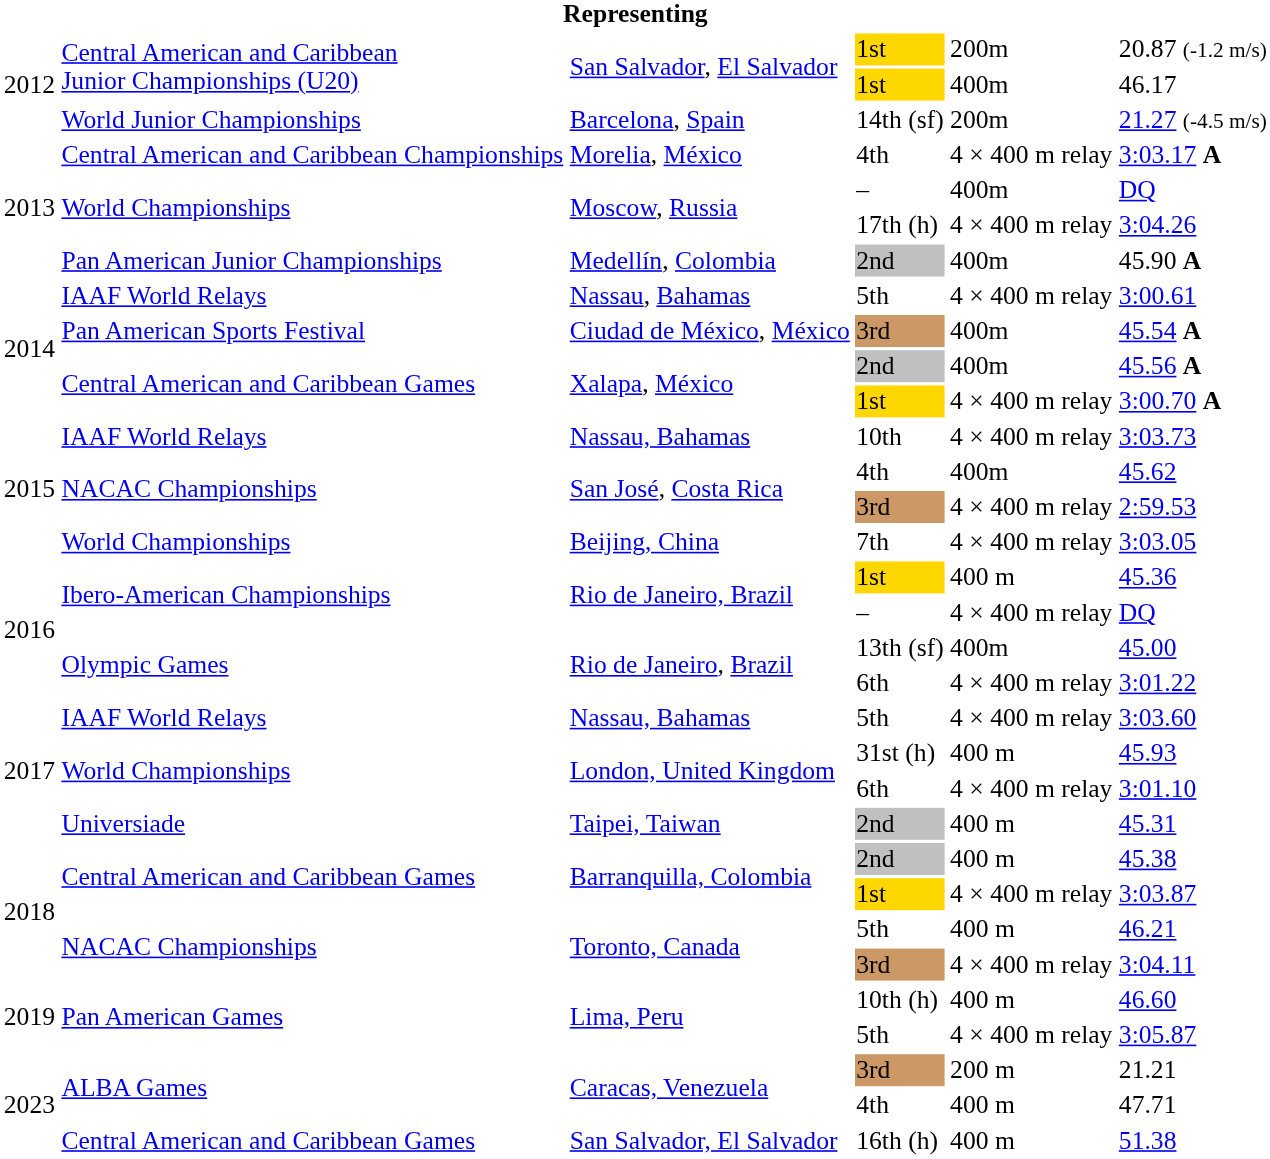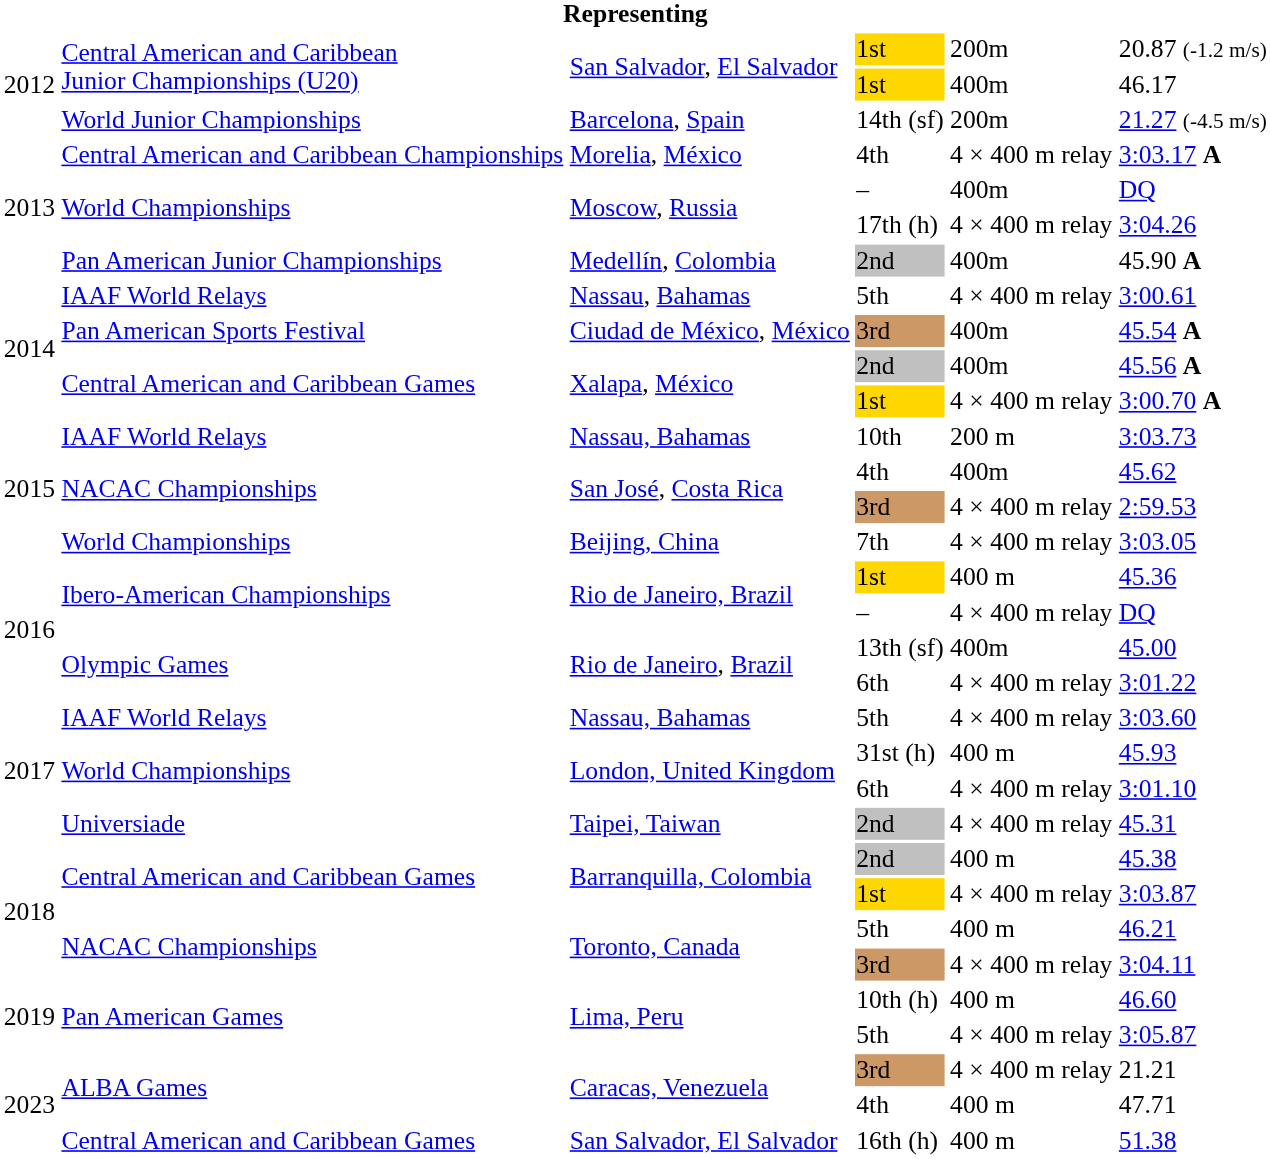(1031, 436) 4 × 400 m relay -> (982, 436) 200 m
(982, 823) 400 m -> (1031, 823) 4 × 400 m relay
(982, 1069) 200 m -> (1031, 1069) 4 × 400 m relay
